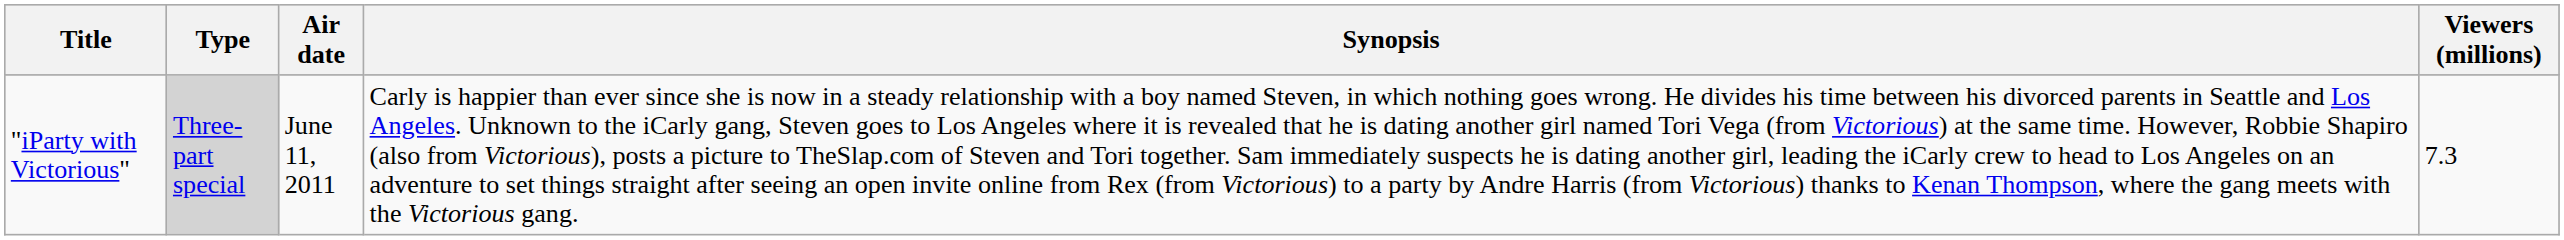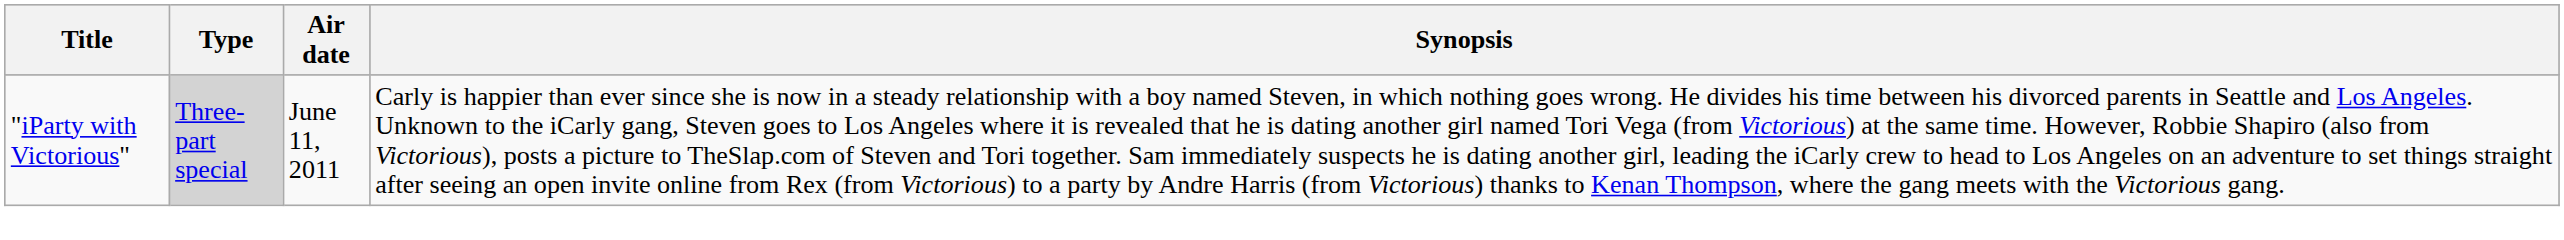- column: (2489, 39)
